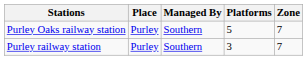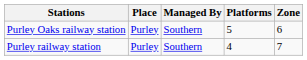(279, 30) 7 -> (279, 30) 6
(229, 47) 3 -> (229, 47) 4
